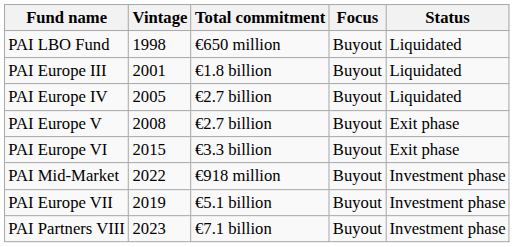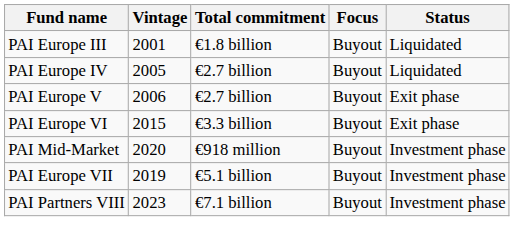- row: (59, 44)
(149, 123) 2008 -> (149, 96) 2006
(149, 176) 2022 -> (149, 149) 2020
